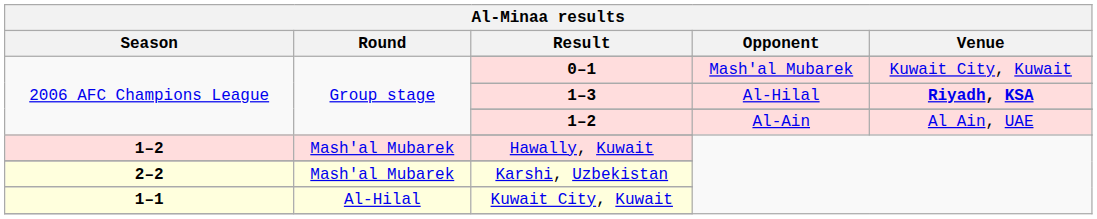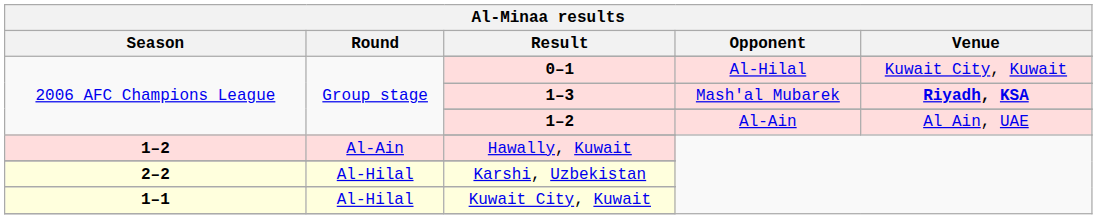(781, 70) Mash'al Mubarek -> (768, 70) Al-Hilal
(781, 96) Al-Hilal -> (768, 96) Mash'al Mubarek
(382, 148) Mash'al Mubarek -> (375, 148) Al-Ain
(382, 174) Mash'al Mubarek -> (375, 174) Al-Hilal
